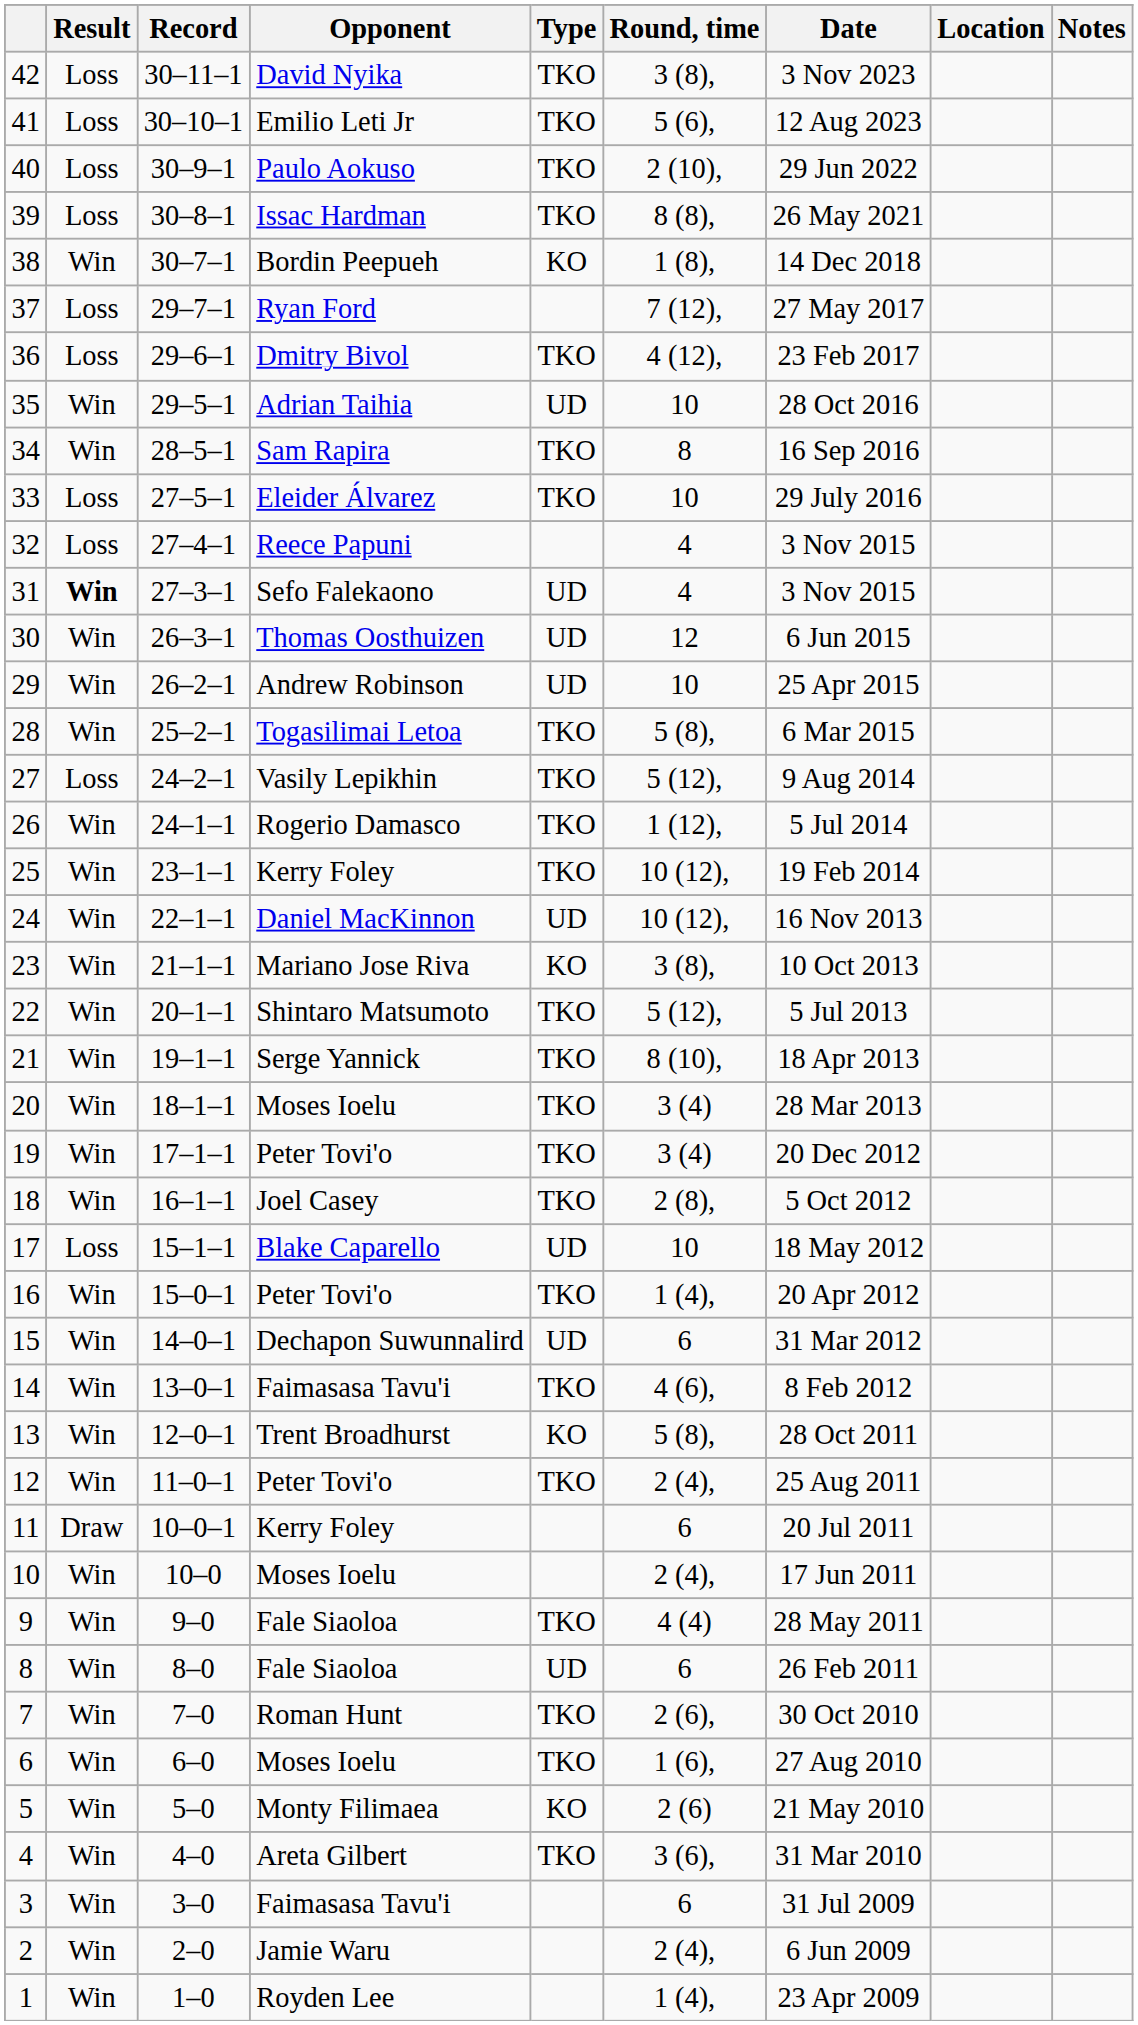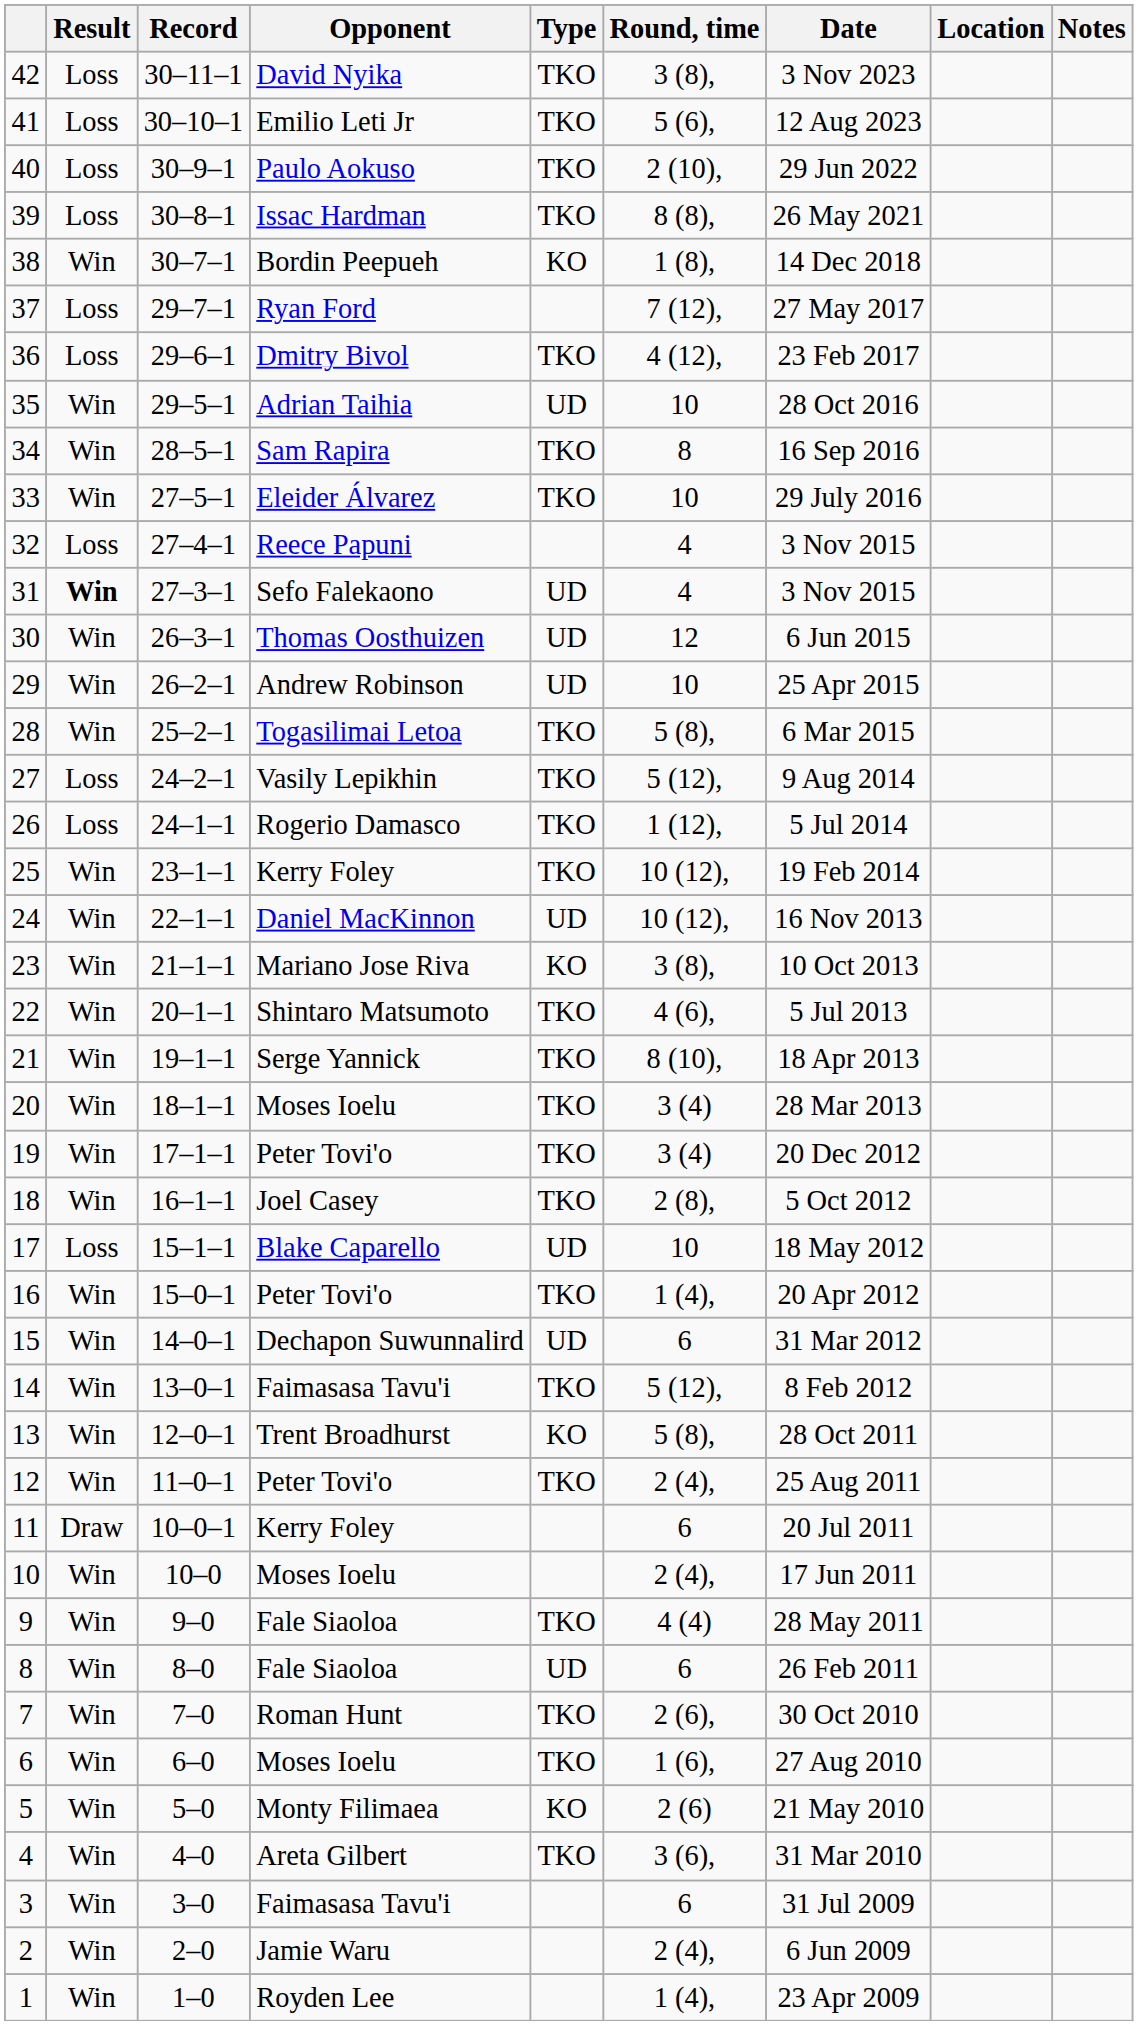(92, 496) Loss -> (92, 496) Win
(92, 824) Win -> (92, 824) Loss
(684, 1012) 5 (12), -> (684, 1012) 4 (6),
(684, 1387) 4 (6), -> (684, 1387) 5 (12),
